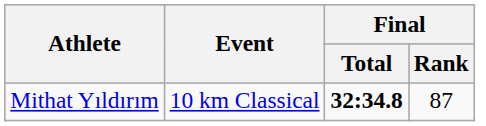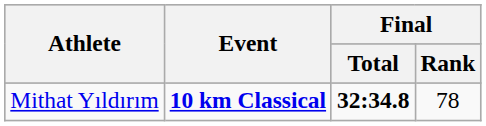(245, 101) normal -> (248, 101) bold
(441, 101) 87 -> (448, 101) 78
